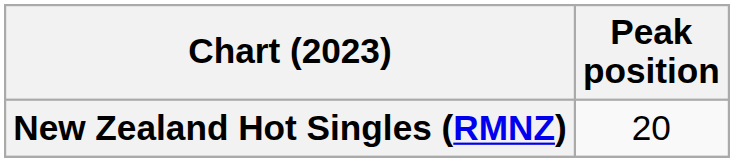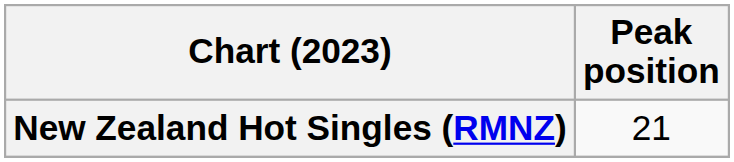(651, 127) 20 -> (651, 127) 21
